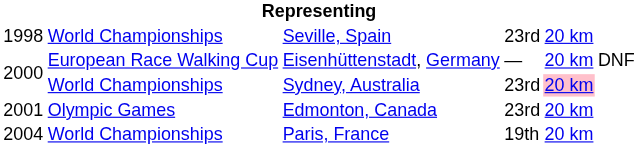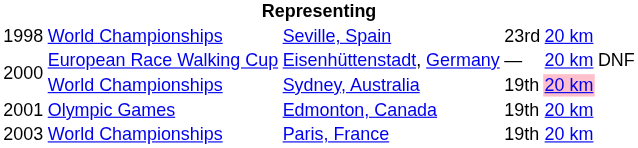(522, 85) 23rd -> (522, 85) 19th
(522, 109) 23rd -> (522, 109) 19th
(23, 134) 2004 -> (23, 134) 2003
